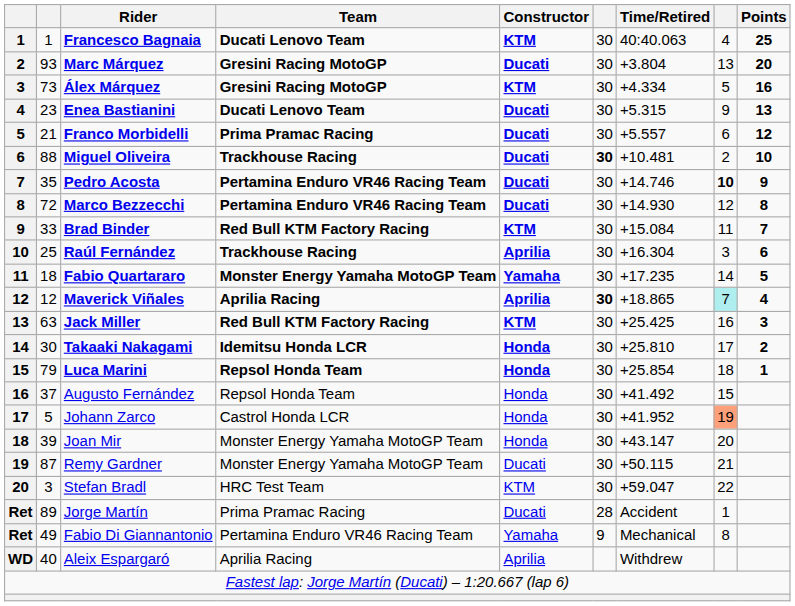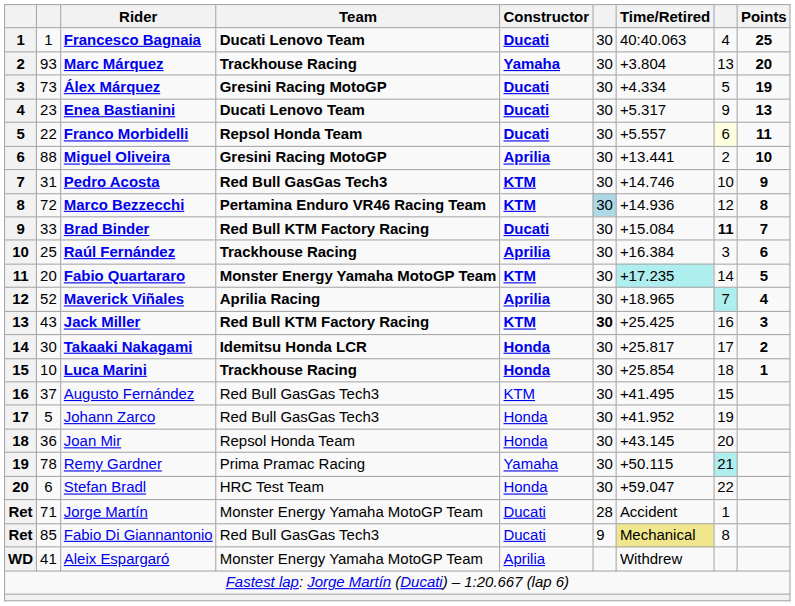(520, 40) KTM -> (526, 40) Ducati
(303, 63) Gresini Racing MotoGP -> (288, 63) Trackhouse Racing
(526, 63) Ducati -> (532, 63) Yamaha
(520, 87) KTM -> (526, 87) Ducati
(764, 87) 16 -> (764, 87) 19
(643, 110) +5.315 -> (643, 110) +5.317
(48, 134) 21 -> (48, 134) 22
(297, 134) Prima Pramac Racing -> (291, 134) Repsol Honda Team
(726, 134) no background -> (726, 134) lightyellow background
(764, 134) 12 -> (764, 134) 11
(288, 157) Trackhouse Racing -> (303, 157) Gresini Racing MotoGP
(526, 157) Ducati -> (527, 157) Aprilia
(604, 157) bold -> (604, 157) normal
(647, 157) +10.481 -> (647, 157) +13.441
(48, 181) 35 -> (48, 181) 31
(353, 181) Pertamina Enduro VR46 Racing Team -> (304, 181) Red Bull GasGas Tech3
(526, 181) Ducati -> (520, 181) KTM
(726, 181) bold -> (726, 181) normal
(526, 205) Ducati -> (520, 205) KTM
(604, 205) no background -> (604, 205) lightblue background
(647, 205) +14.930 -> (647, 205) +14.936
(520, 228) KTM -> (526, 228) Ducati
(726, 228) normal -> (726, 228) bold
(647, 252) +16.304 -> (647, 252) +16.384
(48, 275) 18 -> (48, 275) 20
(532, 275) Yamaha -> (520, 275) KTM
(647, 275) no background -> (647, 275) paleturquoise background
(48, 299) 12 -> (48, 299) 52
(604, 299) bold -> (604, 299) normal
(647, 299) +18.865 -> (647, 299) +18.965
(48, 322) 63 -> (48, 322) 43
(604, 322) normal -> (604, 322) bold
(647, 346) +25.810 -> (647, 346) +25.817
(48, 370) 79 -> (48, 370) 10
(291, 370) Repsol Honda Team -> (288, 370) Trackhouse Racing
(287, 393) Repsol Honda Team -> (299, 393) Red Bull GasGas Tech3
(526, 393) Honda -> (519, 393) KTM
(647, 393) +41.492 -> (647, 393) +41.495
(285, 417) Castrol Honda LCR -> (299, 417) Red Bull GasGas Tech3
(726, 417) lightsalmon background -> (726, 417) no background
(48, 440) 39 -> (48, 440) 36
(351, 440) Monster Energy Yamaha MotoGP Team -> (287, 440) Repsol Honda Team
(647, 440) +43.147 -> (647, 440) +43.145
(48, 464) 87 -> (48, 464) 78
(351, 464) Monster Energy Yamaha MotoGP Team -> (292, 464) Prima Pramac Racing
(525, 464) Ducati -> (531, 464) Yamaha
(726, 464) no background -> (726, 464) paleturquoise background
(48, 488) 3 -> (48, 488) 6
(519, 488) KTM -> (526, 488) Honda
(48, 511) 89 -> (48, 511) 71
(292, 511) Prima Pramac Racing -> (351, 511) Monster Energy Yamaha MotoGP Team
(48, 535) 49 -> (48, 535) 85
(346, 535) Pertamina Enduro VR46 Racing Team -> (299, 535) Red Bull GasGas Tech3
(531, 535) Yamaha -> (525, 535) Ducati
(658, 535) no background -> (658, 535) khaki background
(48, 558) 40 -> (48, 558) 41
(266, 558) Aprilia Racing -> (351, 558) Monster Energy Yamaha MotoGP Team
